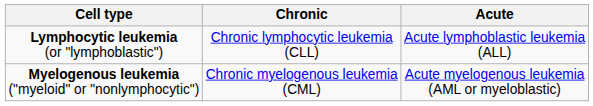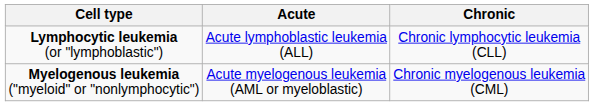columns swapped: (495, 15) <-> (302, 15)
